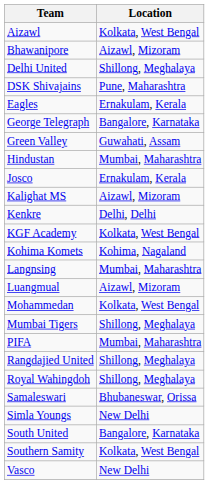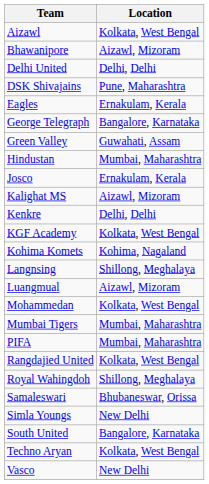(147, 68) Shillong, Meghalaya -> (128, 68) Delhi, Delhi
(150, 269) Mumbai, Maharashtra -> (147, 269) Shillong, Meghalaya
(147, 324) Shillong, Meghalaya -> (150, 324) Mumbai, Maharashtra
(147, 360) Shillong, Meghalaya -> (149, 360) Kolkata, West Bengal
- row: (46, 452)
+ row: (39, 452)
